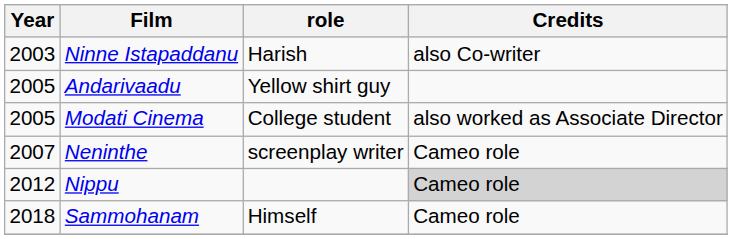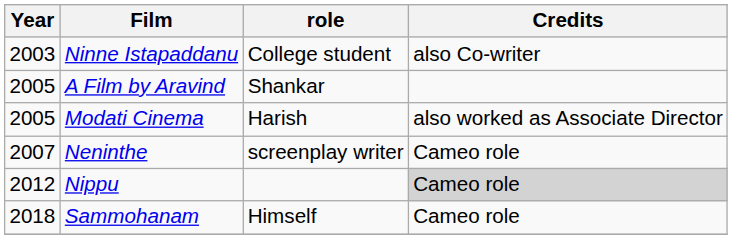(277, 53) Harish -> (319, 53) College student
- row: (123, 86)
+ row: (145, 86)
(319, 119) College student -> (277, 119) Harish
